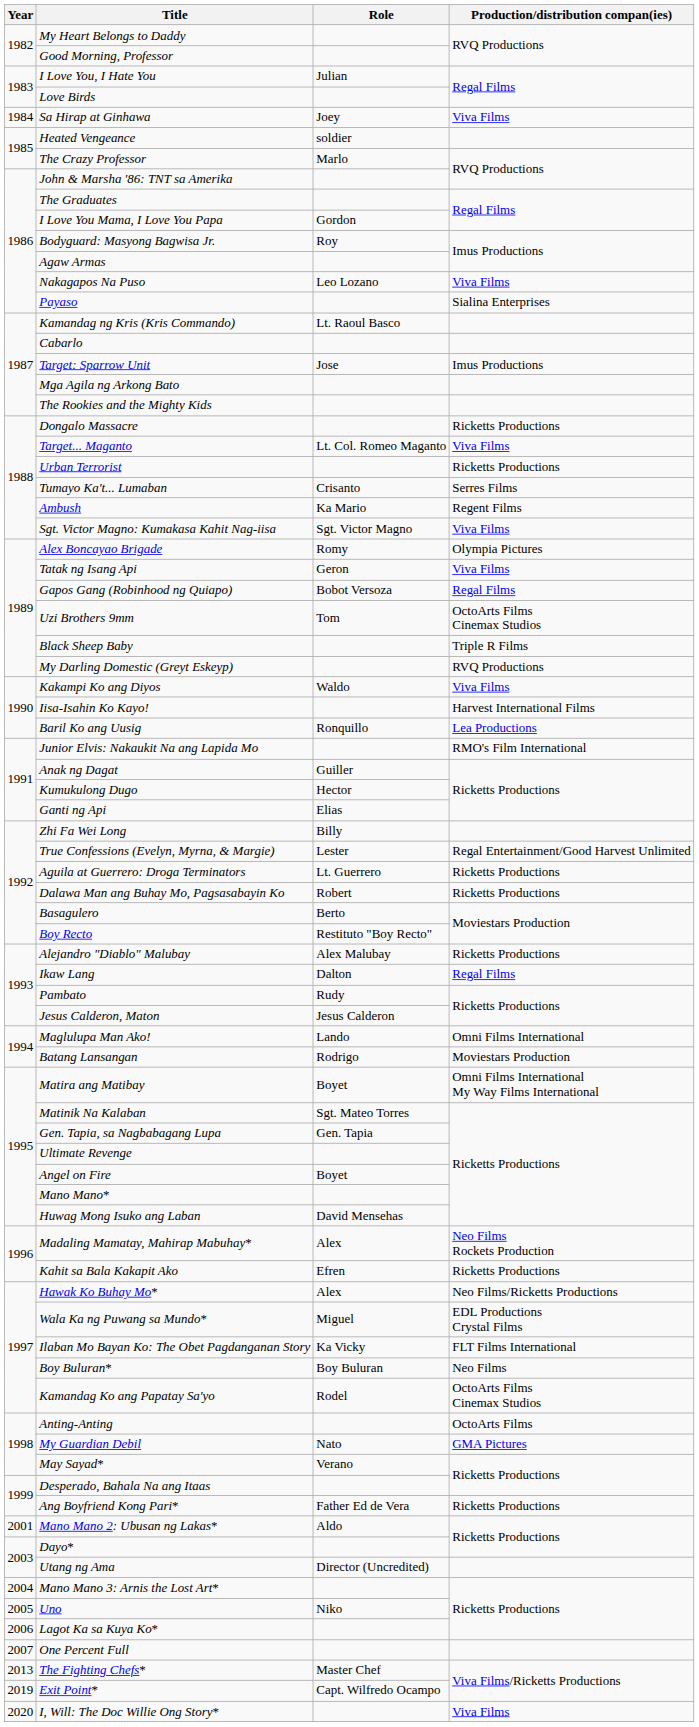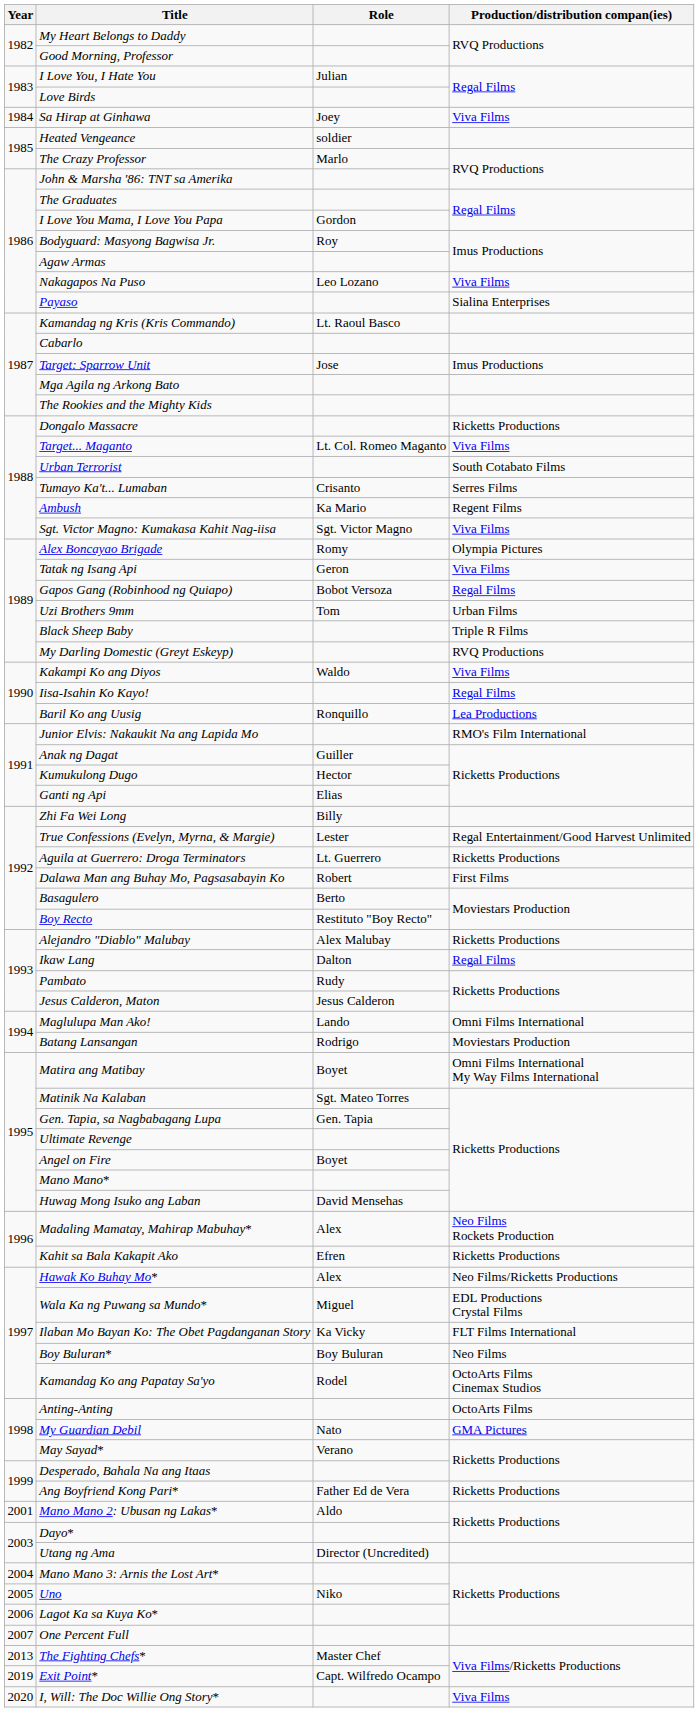(506, 466) Ricketts Productions -> (509, 466) South Cotabato Films
(497, 618) OctoArts Films Cinemax Studios -> (485, 610) Urban Films
(524, 707) Harvest International Films -> (484, 693) Regal Films
(506, 892) Ricketts Productions -> (481, 878) First Films
